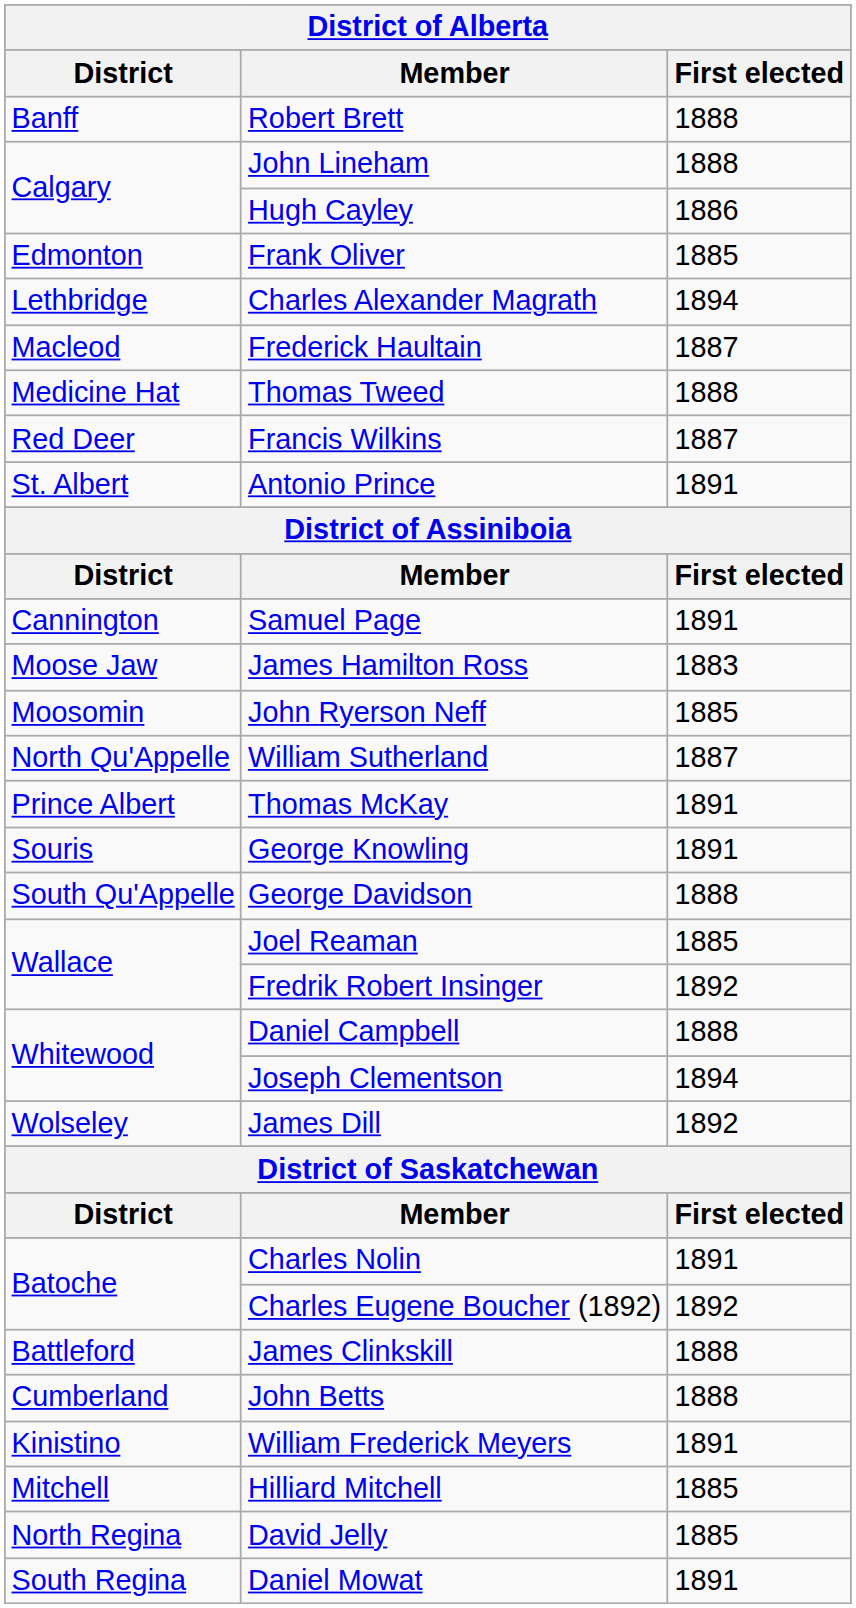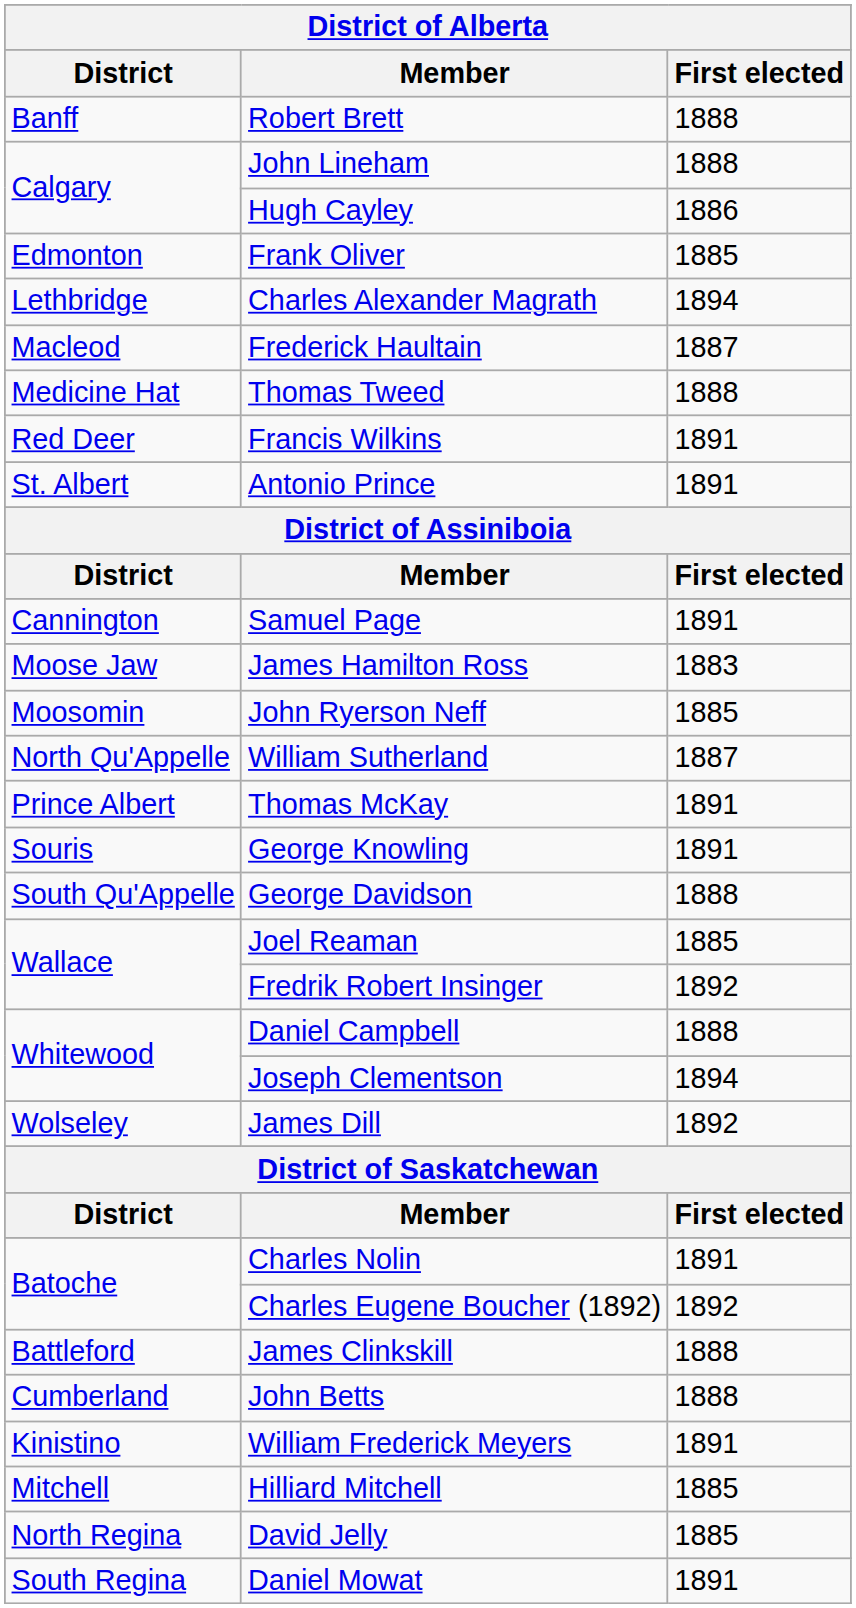(706, 438) 1887 -> (706, 438) 1891
